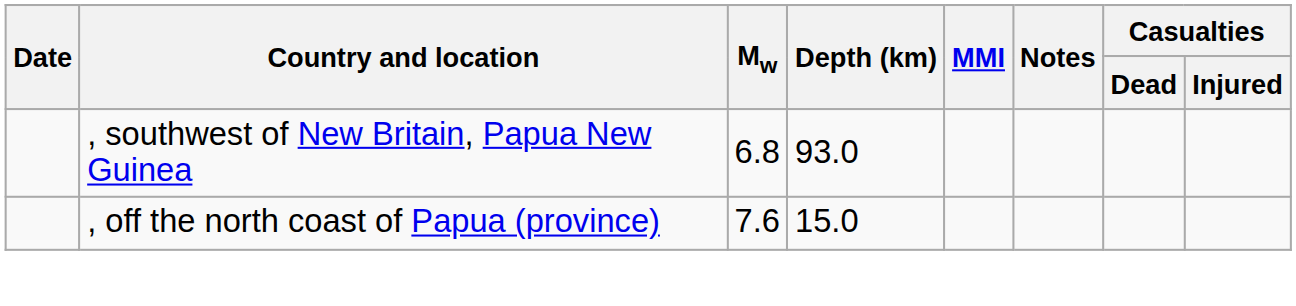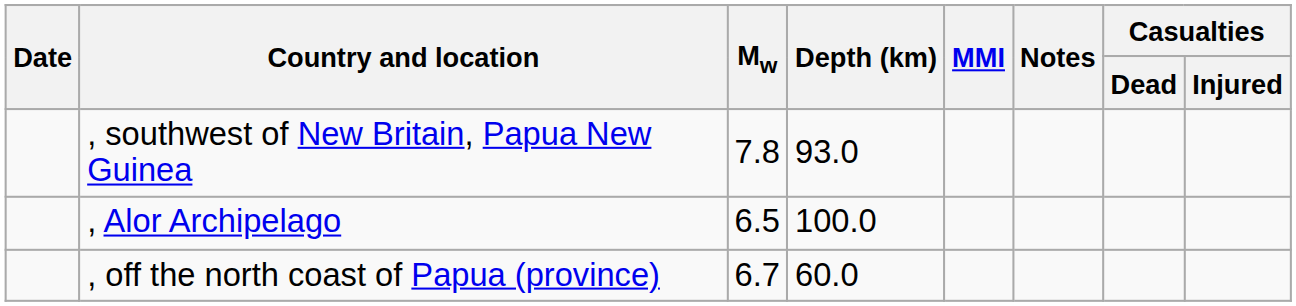(757, 152) 6.8 -> (757, 152) 7.8
+ row: (214, 222)
(757, 222) 7.6 -> (757, 274) 6.7
(827, 222) 15.0 -> (827, 274) 60.0
